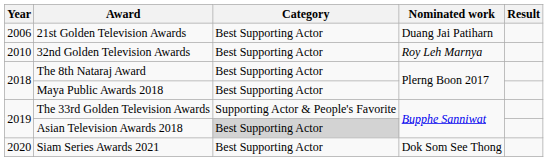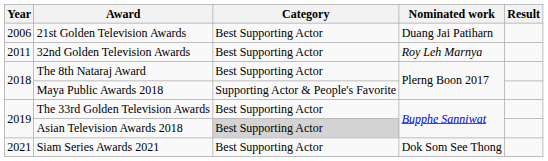(19, 52) 2010 -> (19, 52) 2011
(269, 90) Best Supporting Actor -> (306, 90) Supporting Actor & People's Favorite
(306, 109) Supporting Actor & People's Favorite -> (269, 109) Best Supporting Actor
(19, 147) 2020 -> (19, 147) 2021
